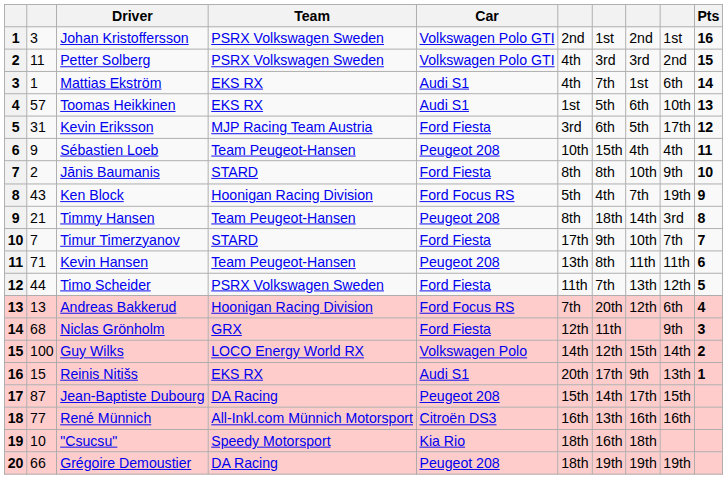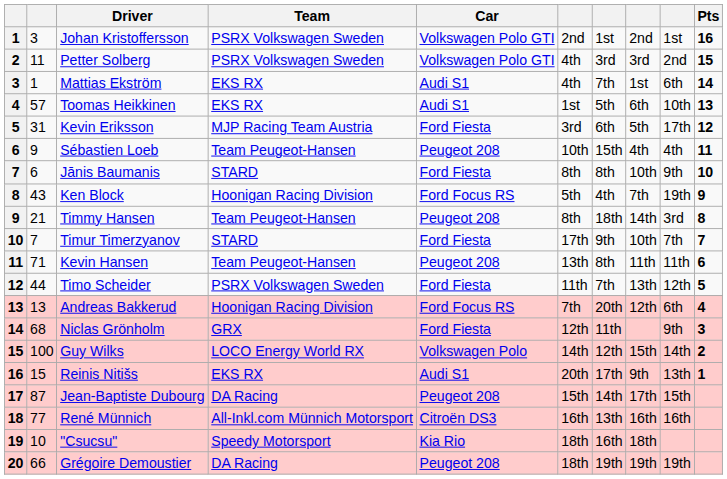(34, 172) 2 -> (34, 172) 6
